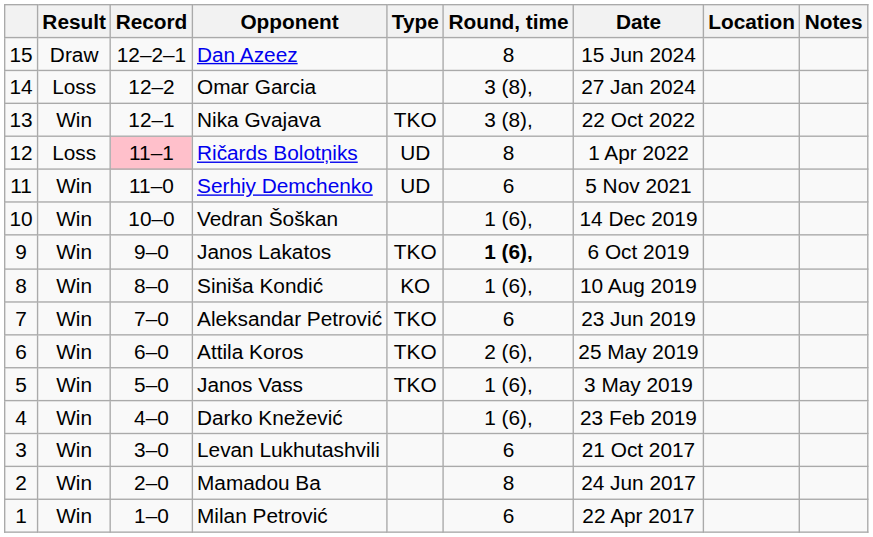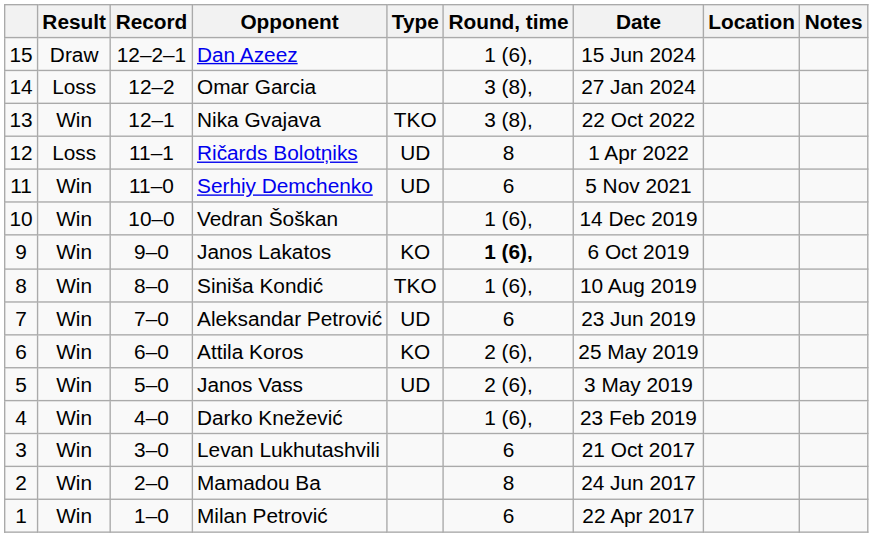(509, 54) 8 -> (509, 54) 1 (6),
(151, 153) pink background -> (151, 153) no background
(415, 252) TKO -> (415, 252) KO
(415, 285) KO -> (415, 285) TKO
(415, 318) TKO -> (415, 318) UD
(415, 351) TKO -> (415, 351) KO
(415, 384) TKO -> (415, 384) UD
(509, 384) 1 (6), -> (509, 384) 2 (6),
